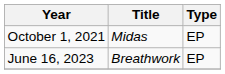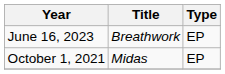rows swapped: (56, 36) <-> (51, 58)
